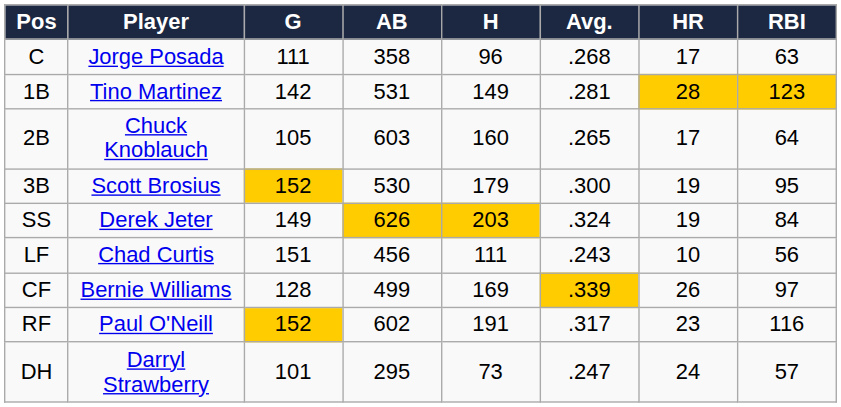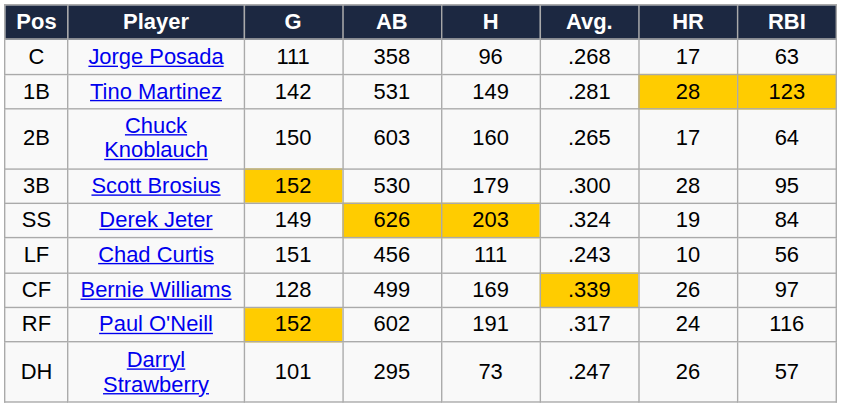(293, 138) 105 -> (293, 138) 150
(688, 185) 19 -> (688, 185) 28
(688, 324) 23 -> (688, 324) 24
(688, 371) 24 -> (688, 371) 26
